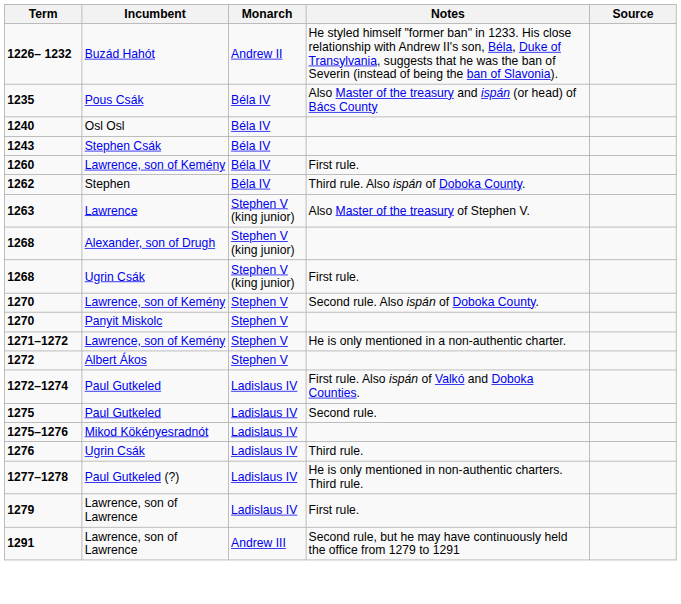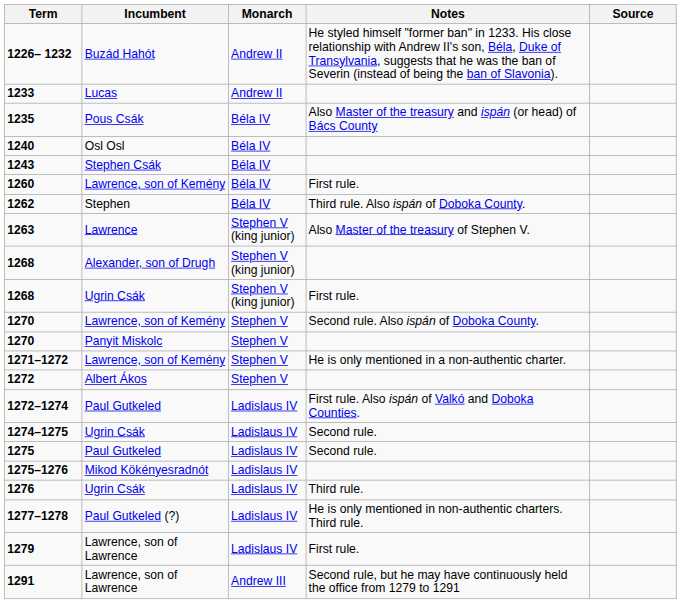+ row: (21, 93)
+ row: (38, 432)
